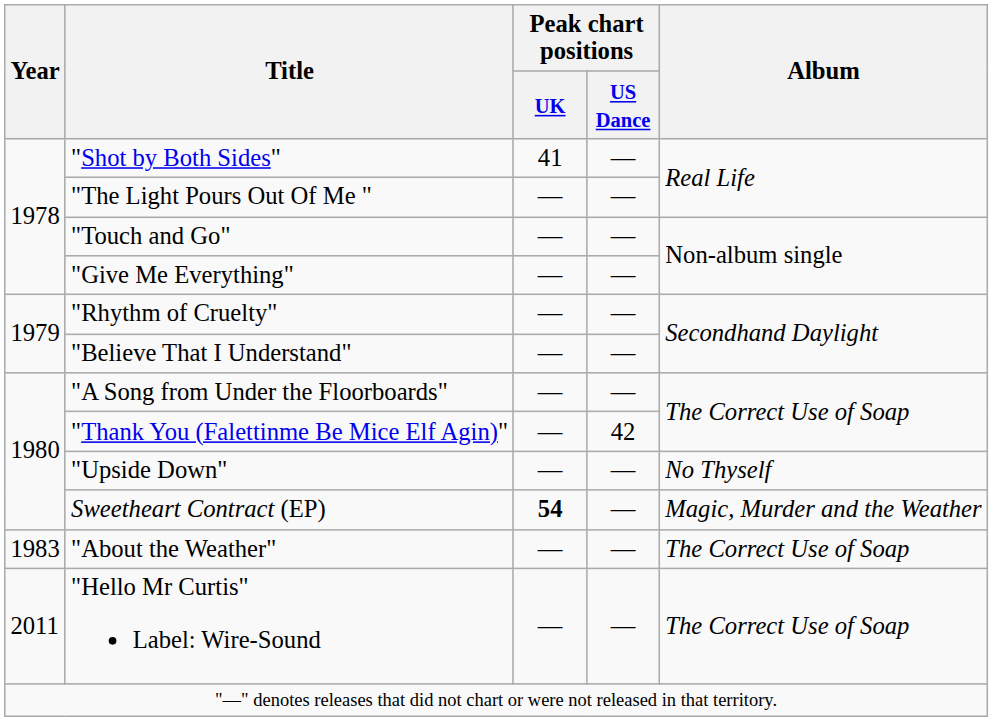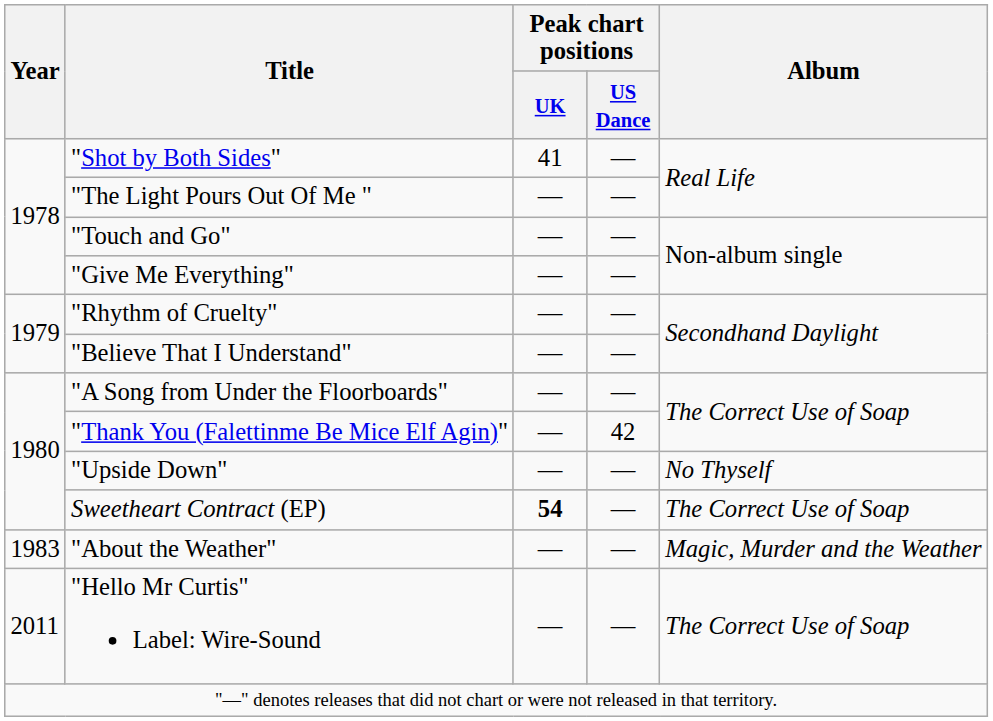(823, 509) Magic, Murder and the Weather -> (787, 509) The Correct Use of Soap
(787, 548) The Correct Use of Soap -> (823, 548) Magic, Murder and the Weather
